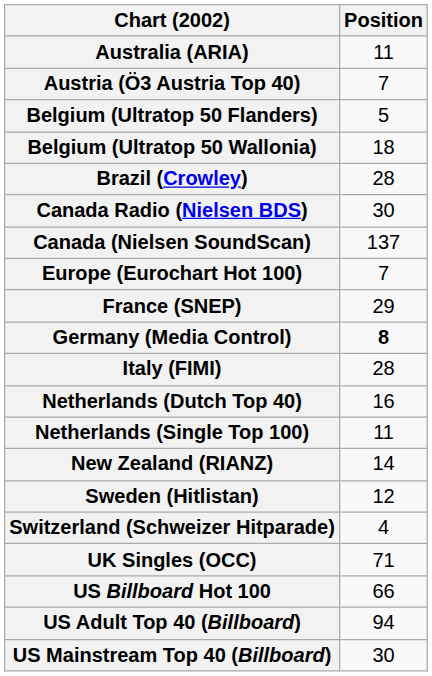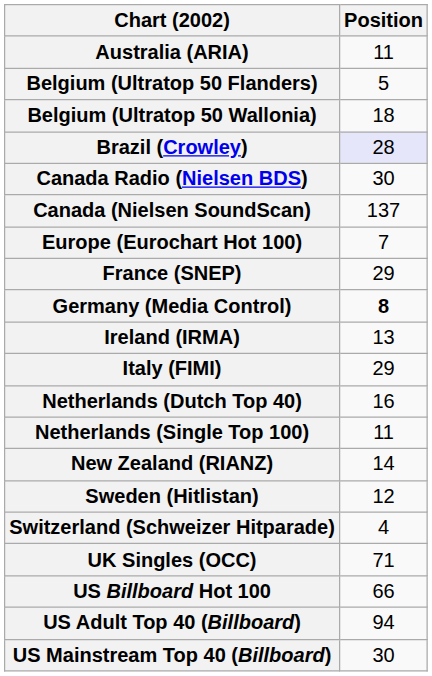- row: (172, 83)
(384, 178) no background -> (384, 147) lavender background
+ row: (172, 337)
(384, 369) 28 -> (384, 369) 29
